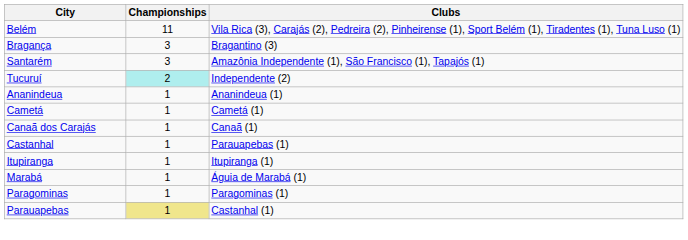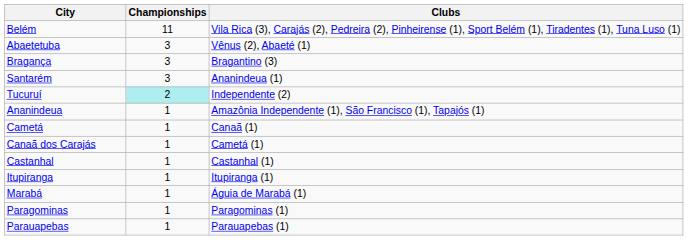+ row: (33, 45)
(348, 62) Amazônia Independente (1), São Francisco (1), Tapajós (1) -> (247, 78) Ananindeua (1)
(247, 95) Ananindeua (1) -> (348, 111) Amazônia Independente (1), São Francisco (1), Tapajós (1)
(237, 111) Cametá (1) -> (234, 128) Canaã (1)
(234, 128) Canaã (1) -> (237, 144) Cametá (1)
(250, 144) Parauapebas (1) -> (243, 161) Castanhal (1)
(168, 210) khaki background -> (168, 227) no background
(243, 210) Castanhal (1) -> (250, 227) Parauapebas (1)
